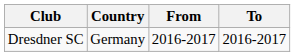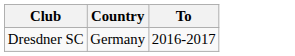- column: (184, 16)
